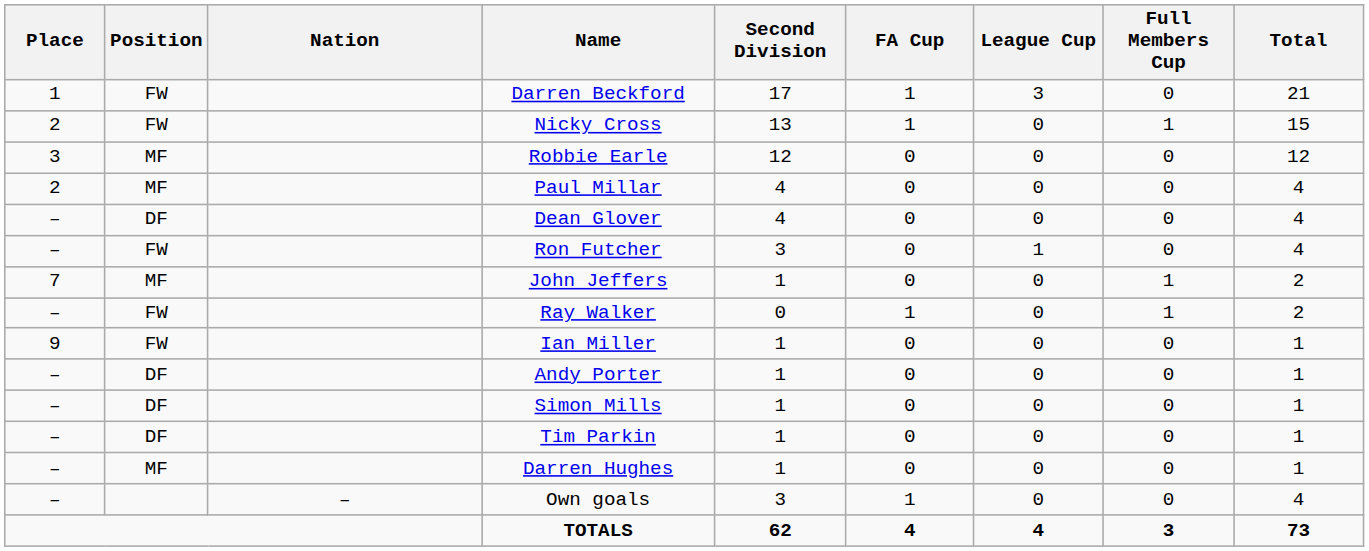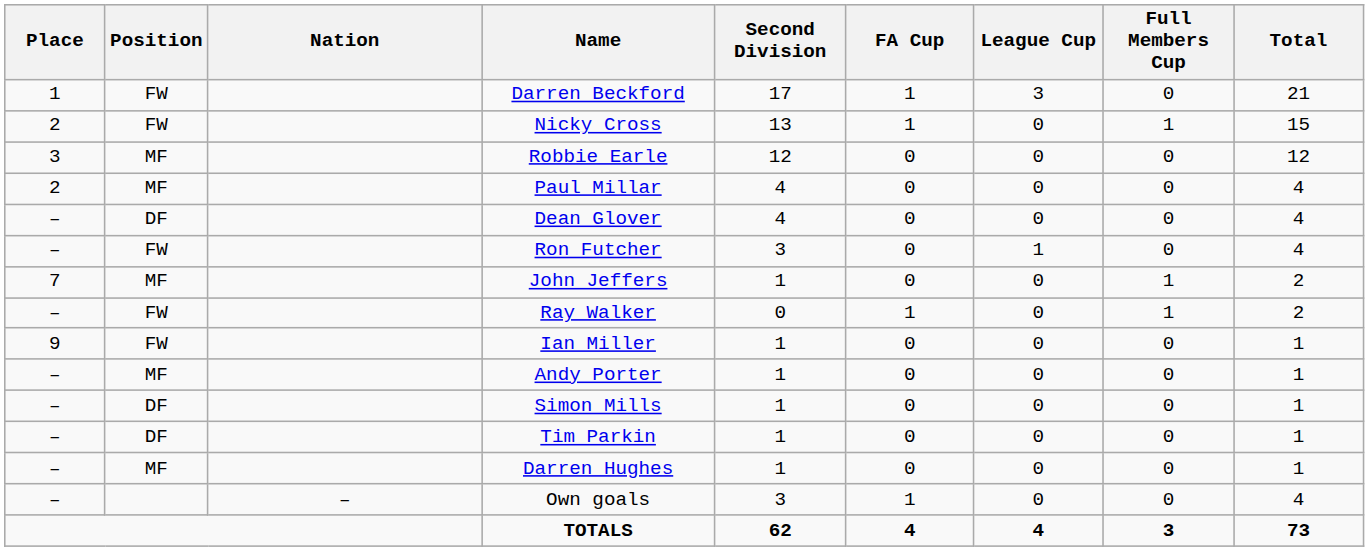(156, 375) DF -> (156, 375) MF
